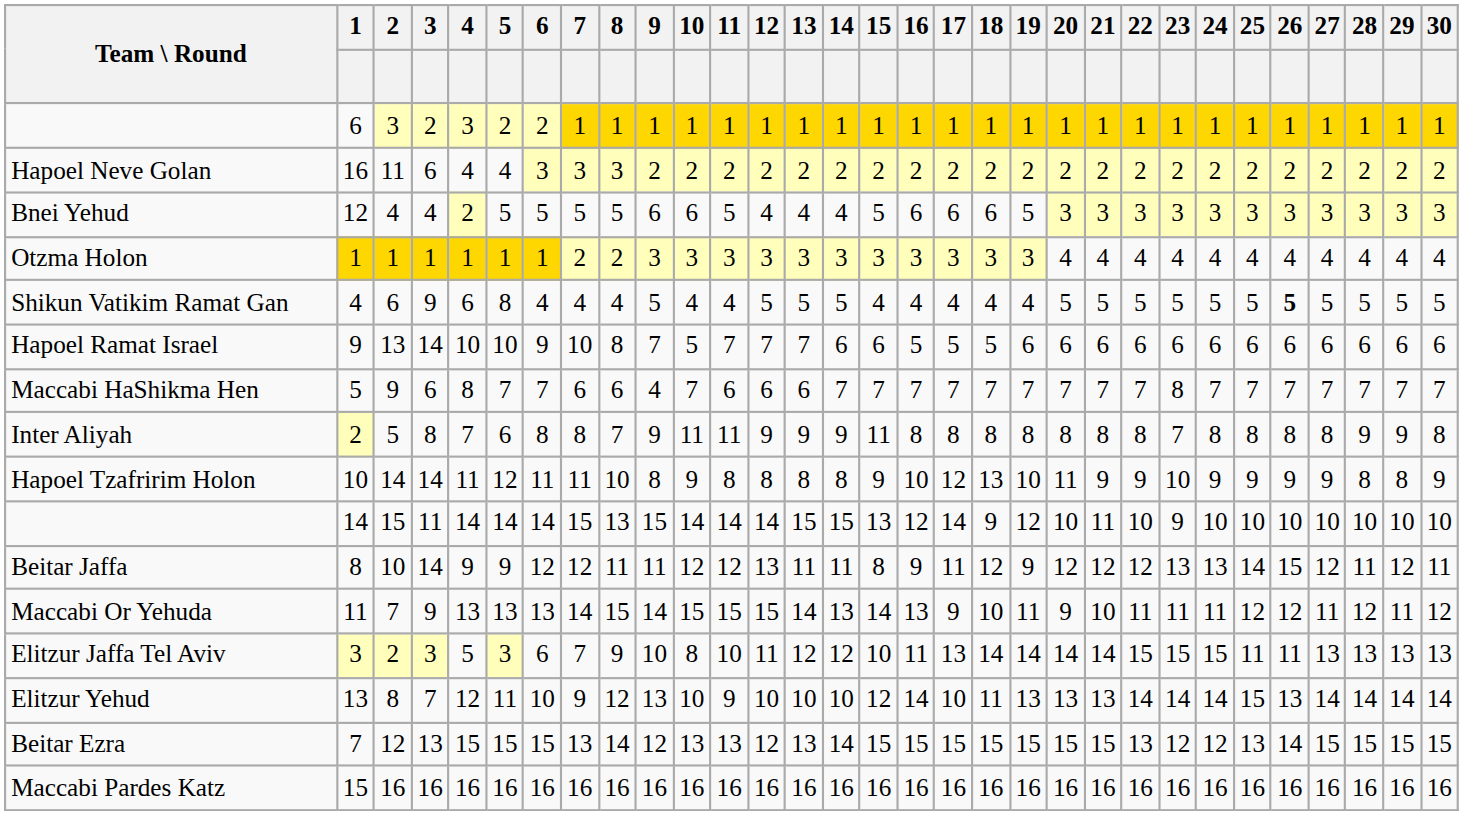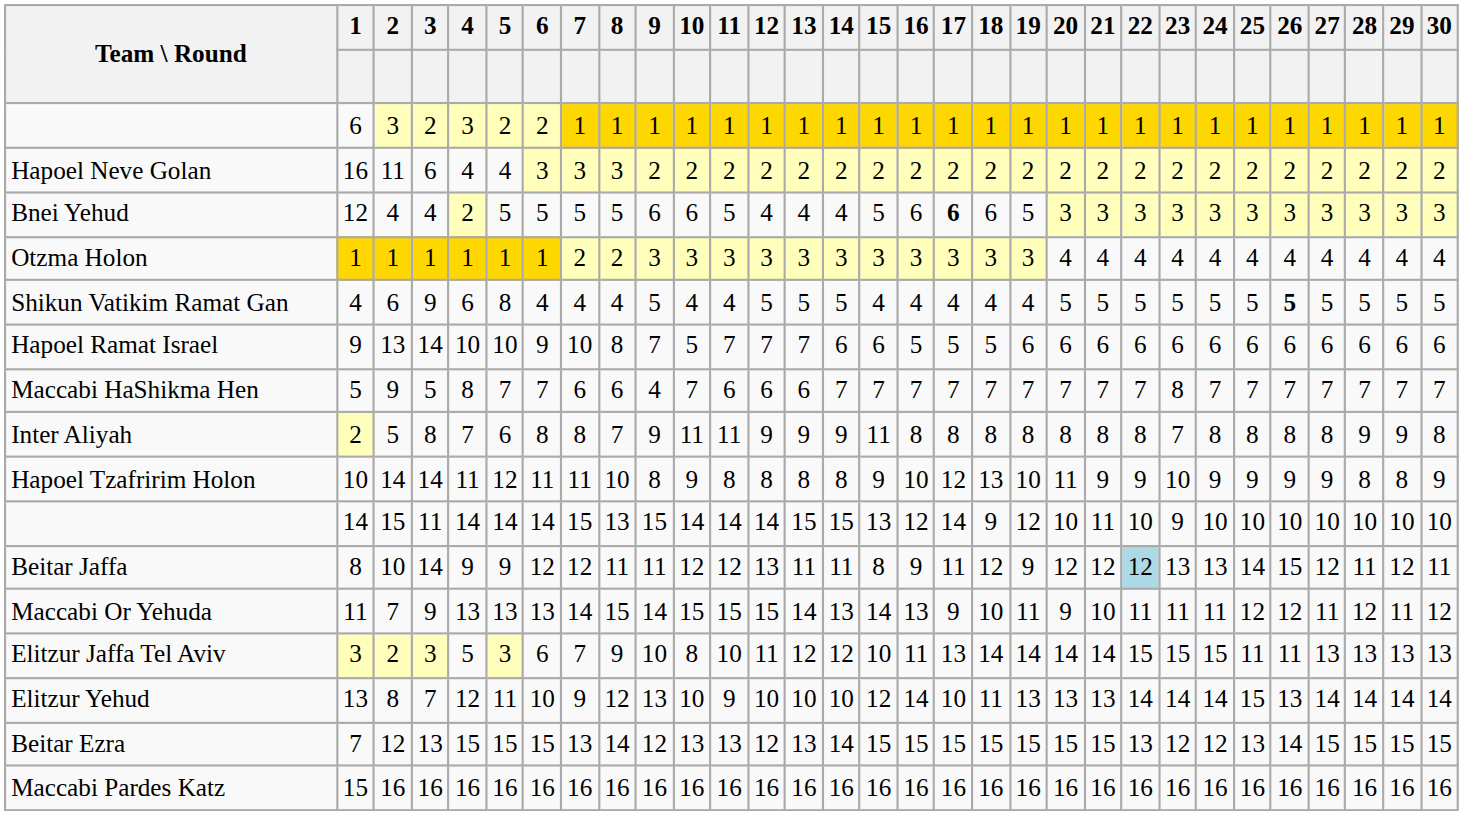(953, 213) normal -> (953, 213) bold
(430, 390) 6 -> (430, 390) 5
(1140, 566) no background -> (1140, 566) lightblue background
